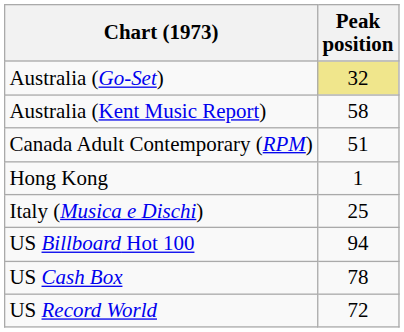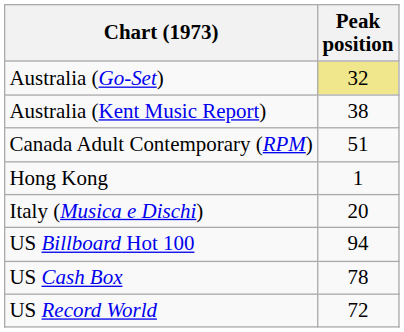(358, 111) 58 -> (358, 111) 38
(358, 210) 25 -> (358, 210) 20
